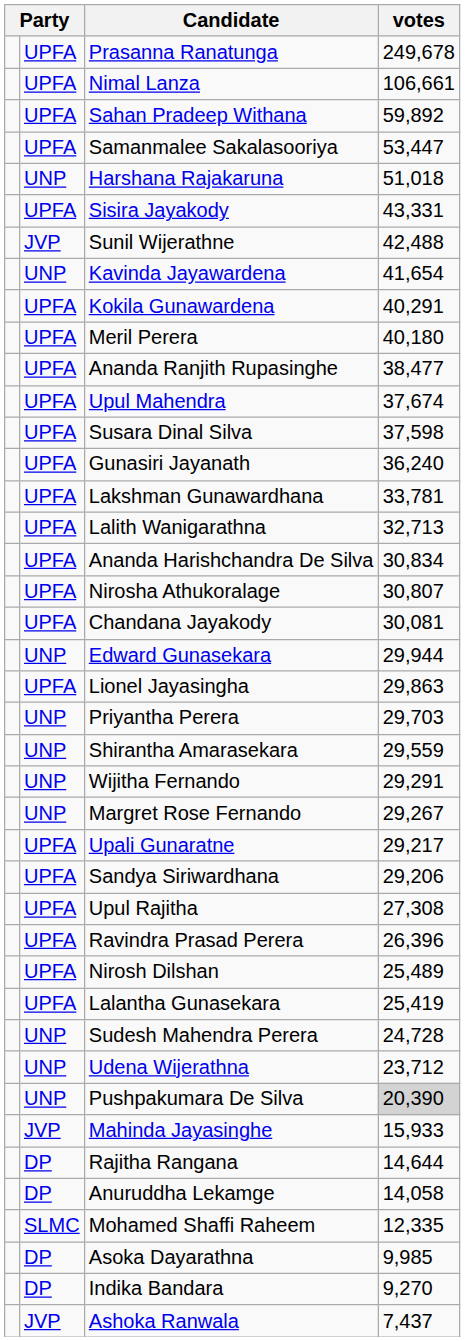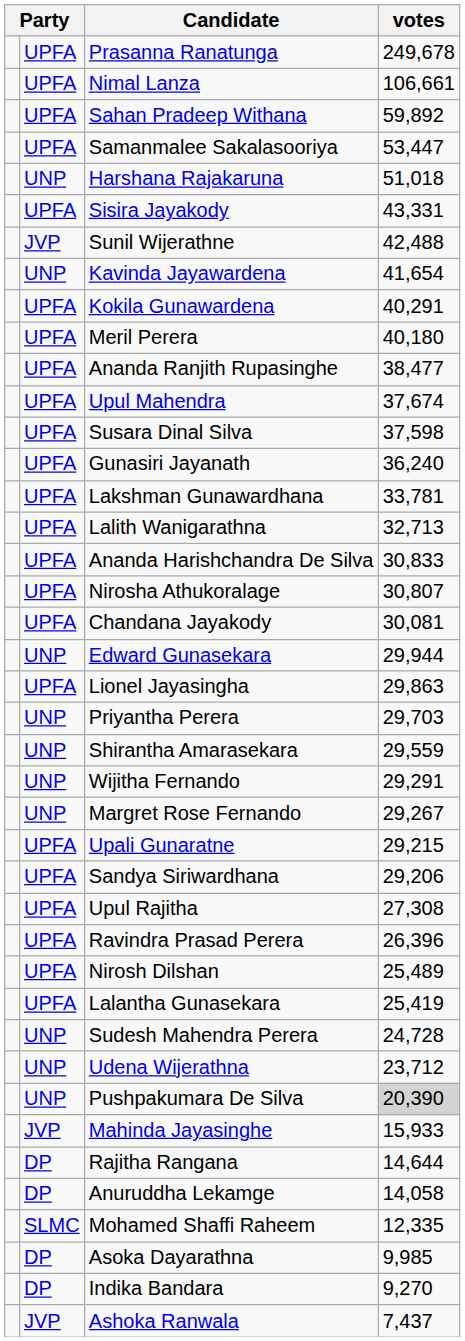(413, 559) 30,834 -> (413, 559) 30,833
(413, 845) 29,217 -> (413, 845) 29,215
